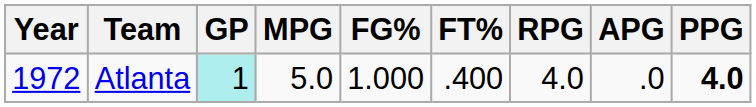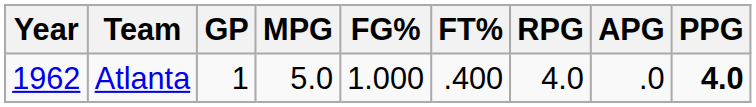(46, 78) 1972 -> (46, 78) 1962
(240, 78) paleturquoise background -> (240, 78) no background
